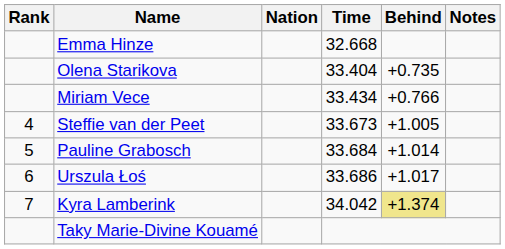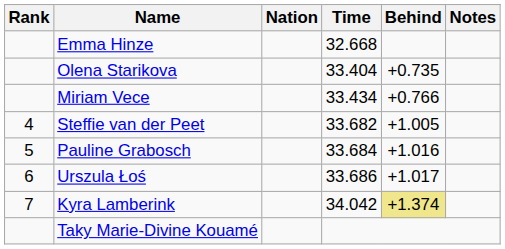(351, 124) 33.673 -> (351, 124) 33.682
(413, 151) +1.014 -> (413, 151) +1.016
